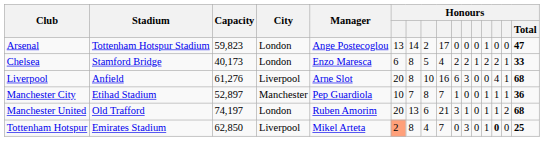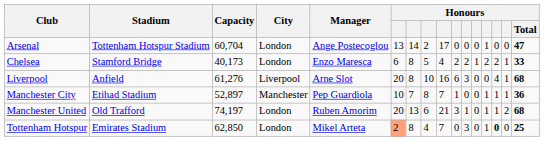(229, 45) 59,823 -> (229, 45) 60,704
(280, 128) Liverpool -> (275, 128) London
